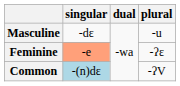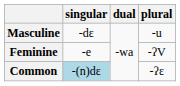(86, 52) lightsalmon background -> (86, 52) no background
(157, 52) -ʔɛ -> (157, 52) -ʔV
(157, 71) -ʔV -> (157, 71) -ʔɛ
